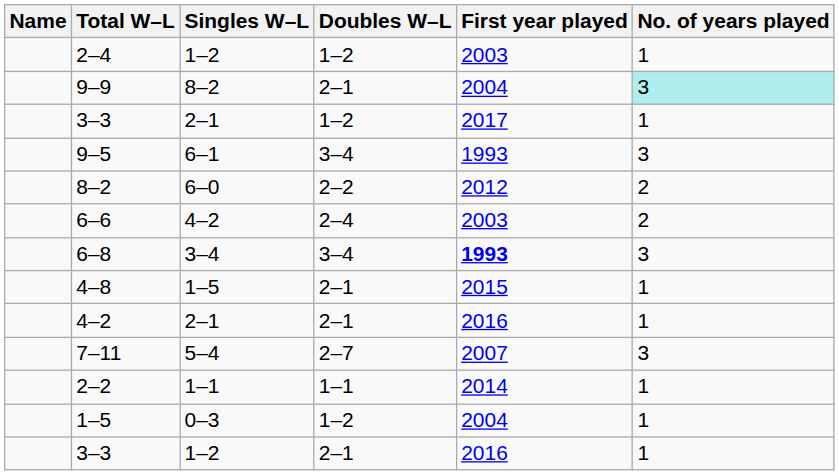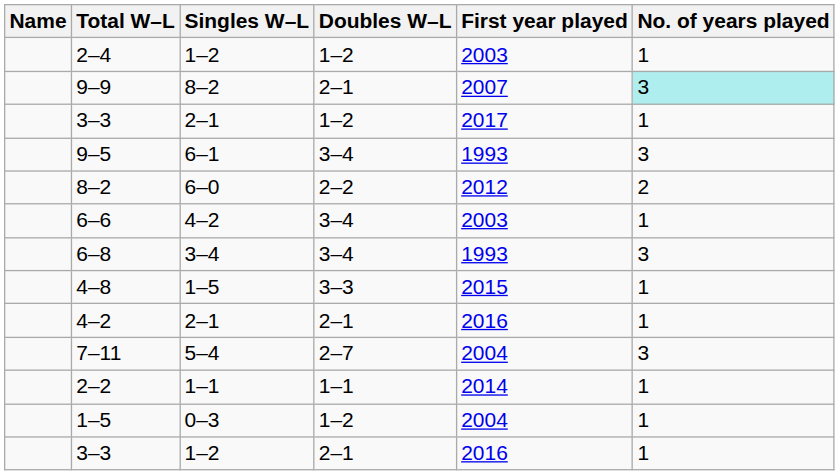(484, 87) 2004 -> (484, 87) 2007
(336, 220) 2–4 -> (336, 220) 3–4
(643, 220) 2 -> (643, 220) 1
(484, 253) bold -> (484, 253) normal
(336, 287) 2–1 -> (336, 287) 3–3
(484, 353) 2007 -> (484, 353) 2004
